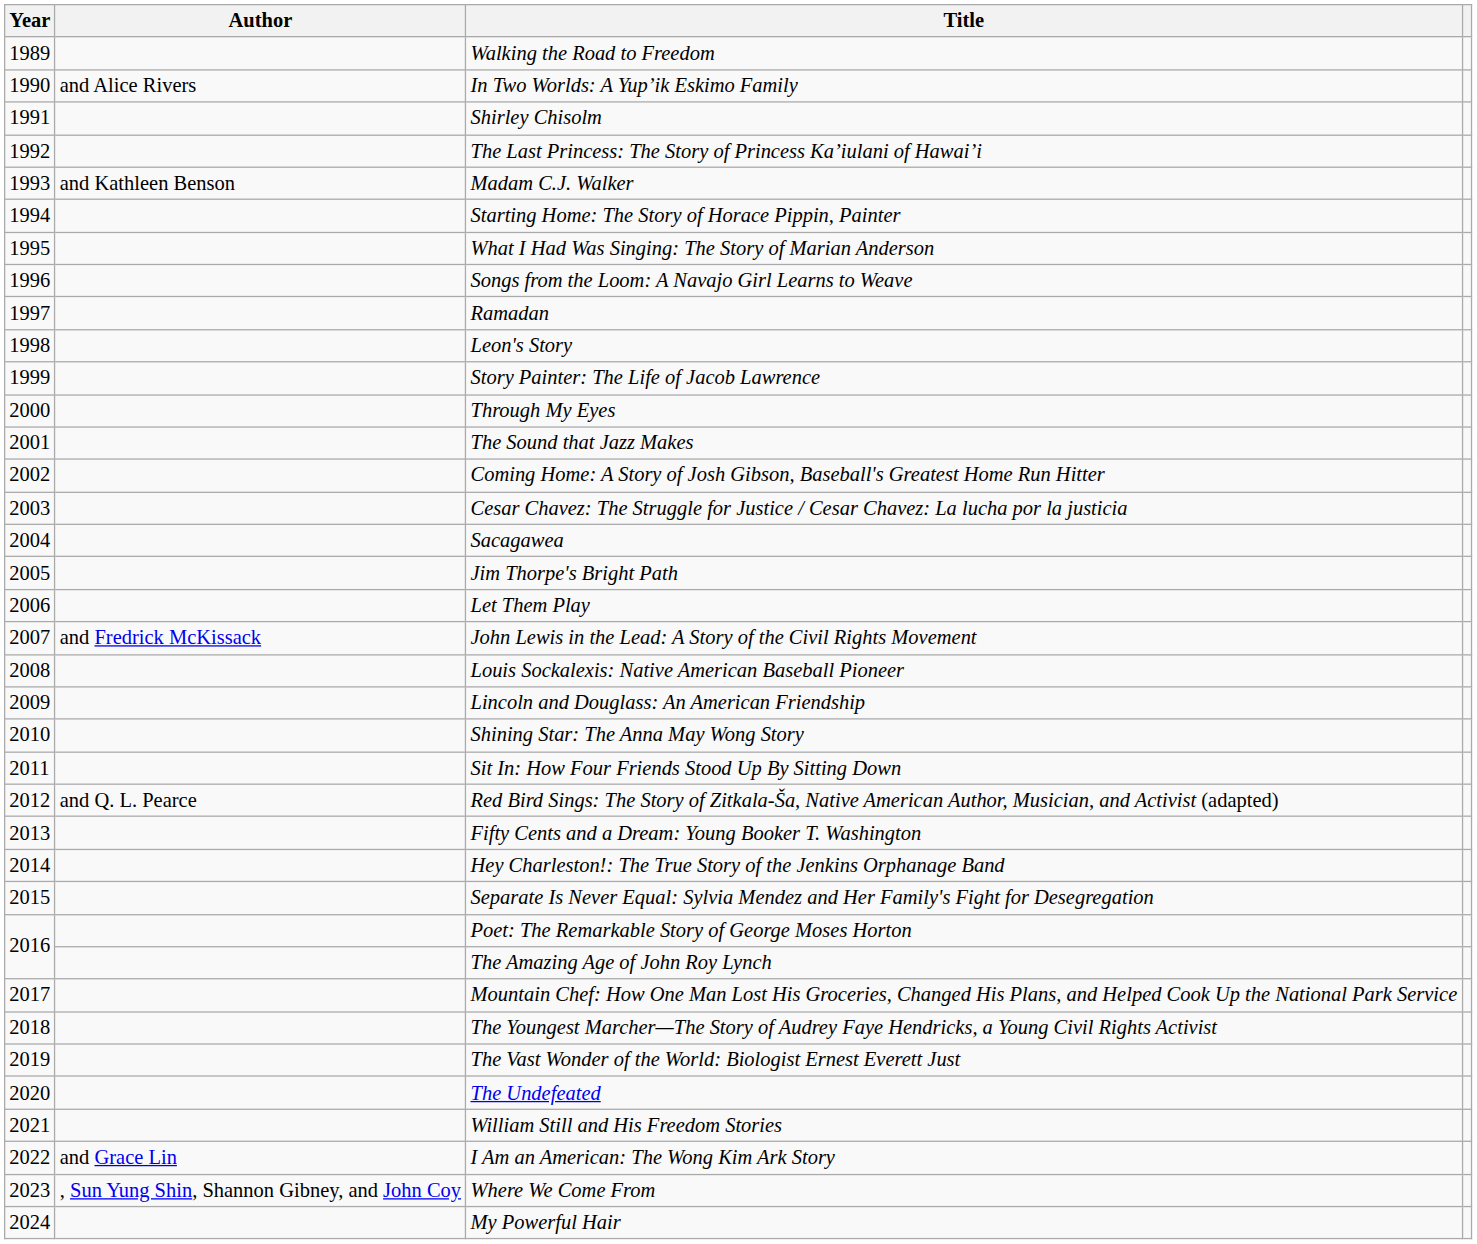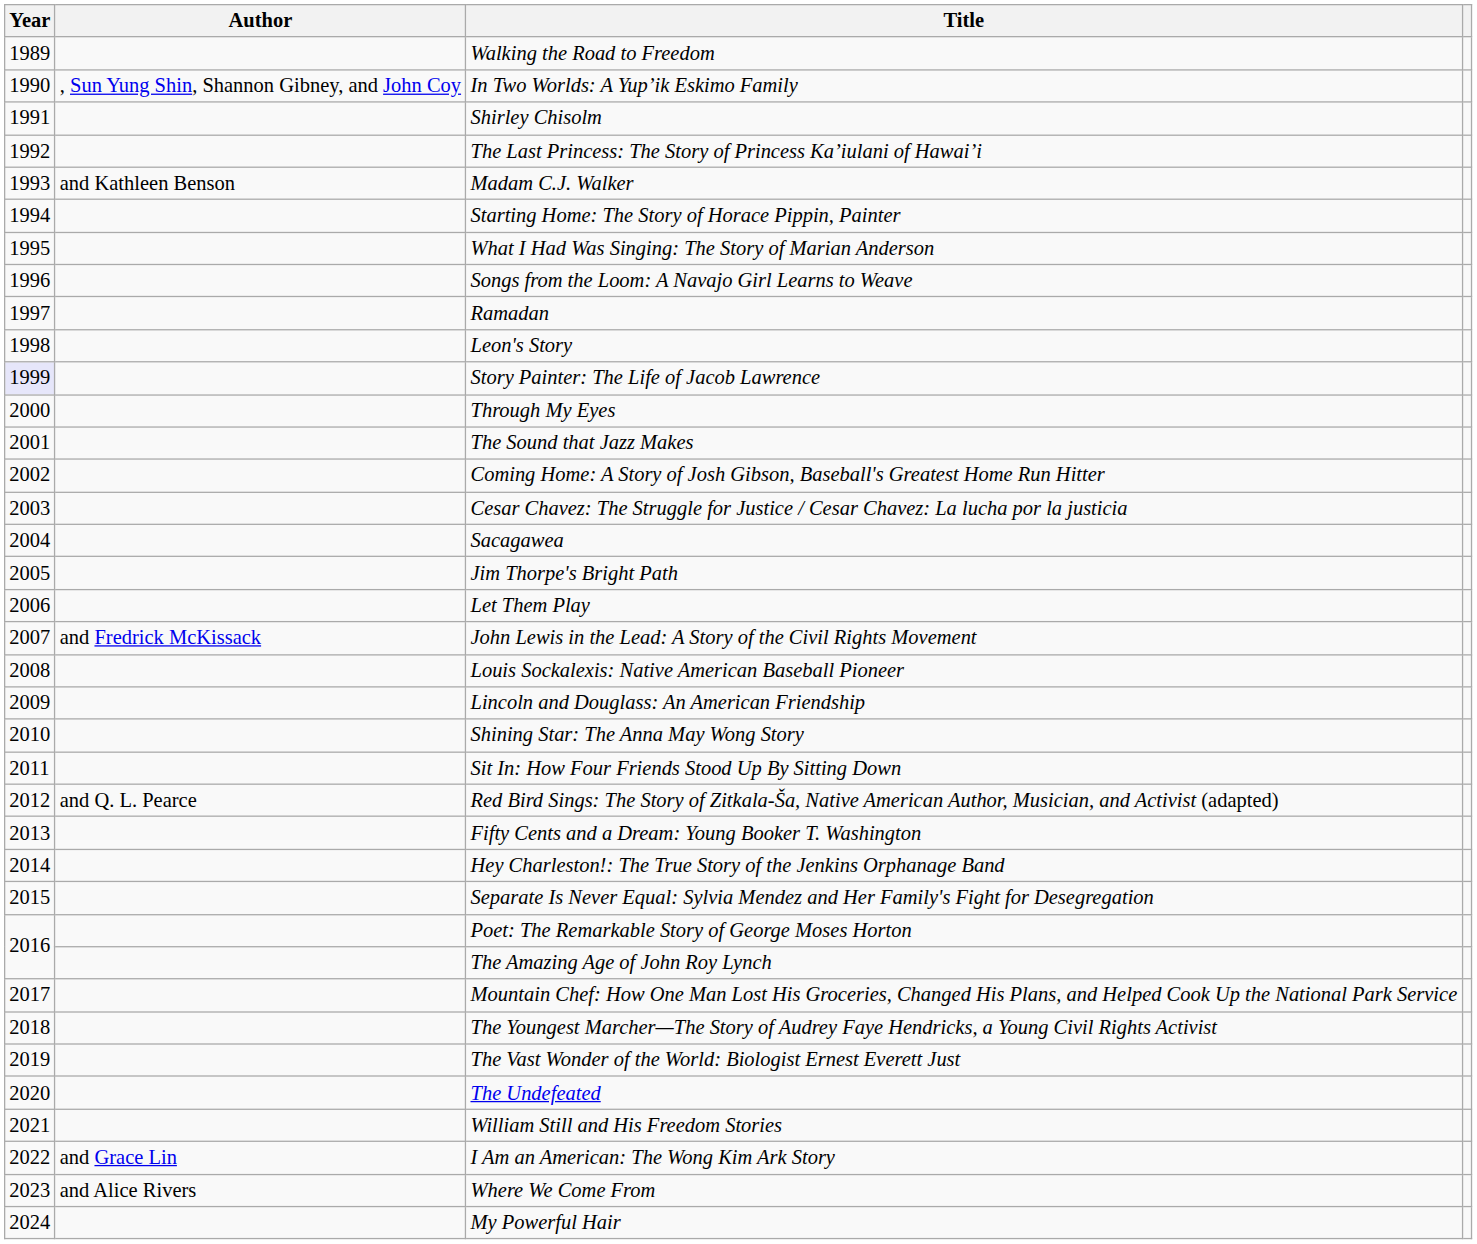(128, 85) and Alice Rivers -> (260, 85) , Sun Yung Shin, Shannon Gibney, and John Coy
(30, 378) no background -> (30, 378) lavender background
(260, 1190) , Sun Yung Shin, Shannon Gibney, and John Coy -> (128, 1190) and Alice Rivers
